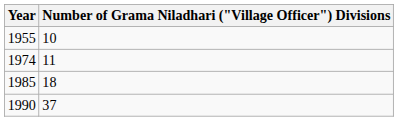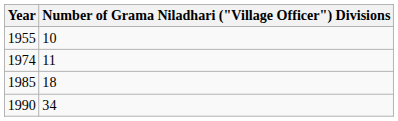(49, 104) 37 -> (49, 104) 34
